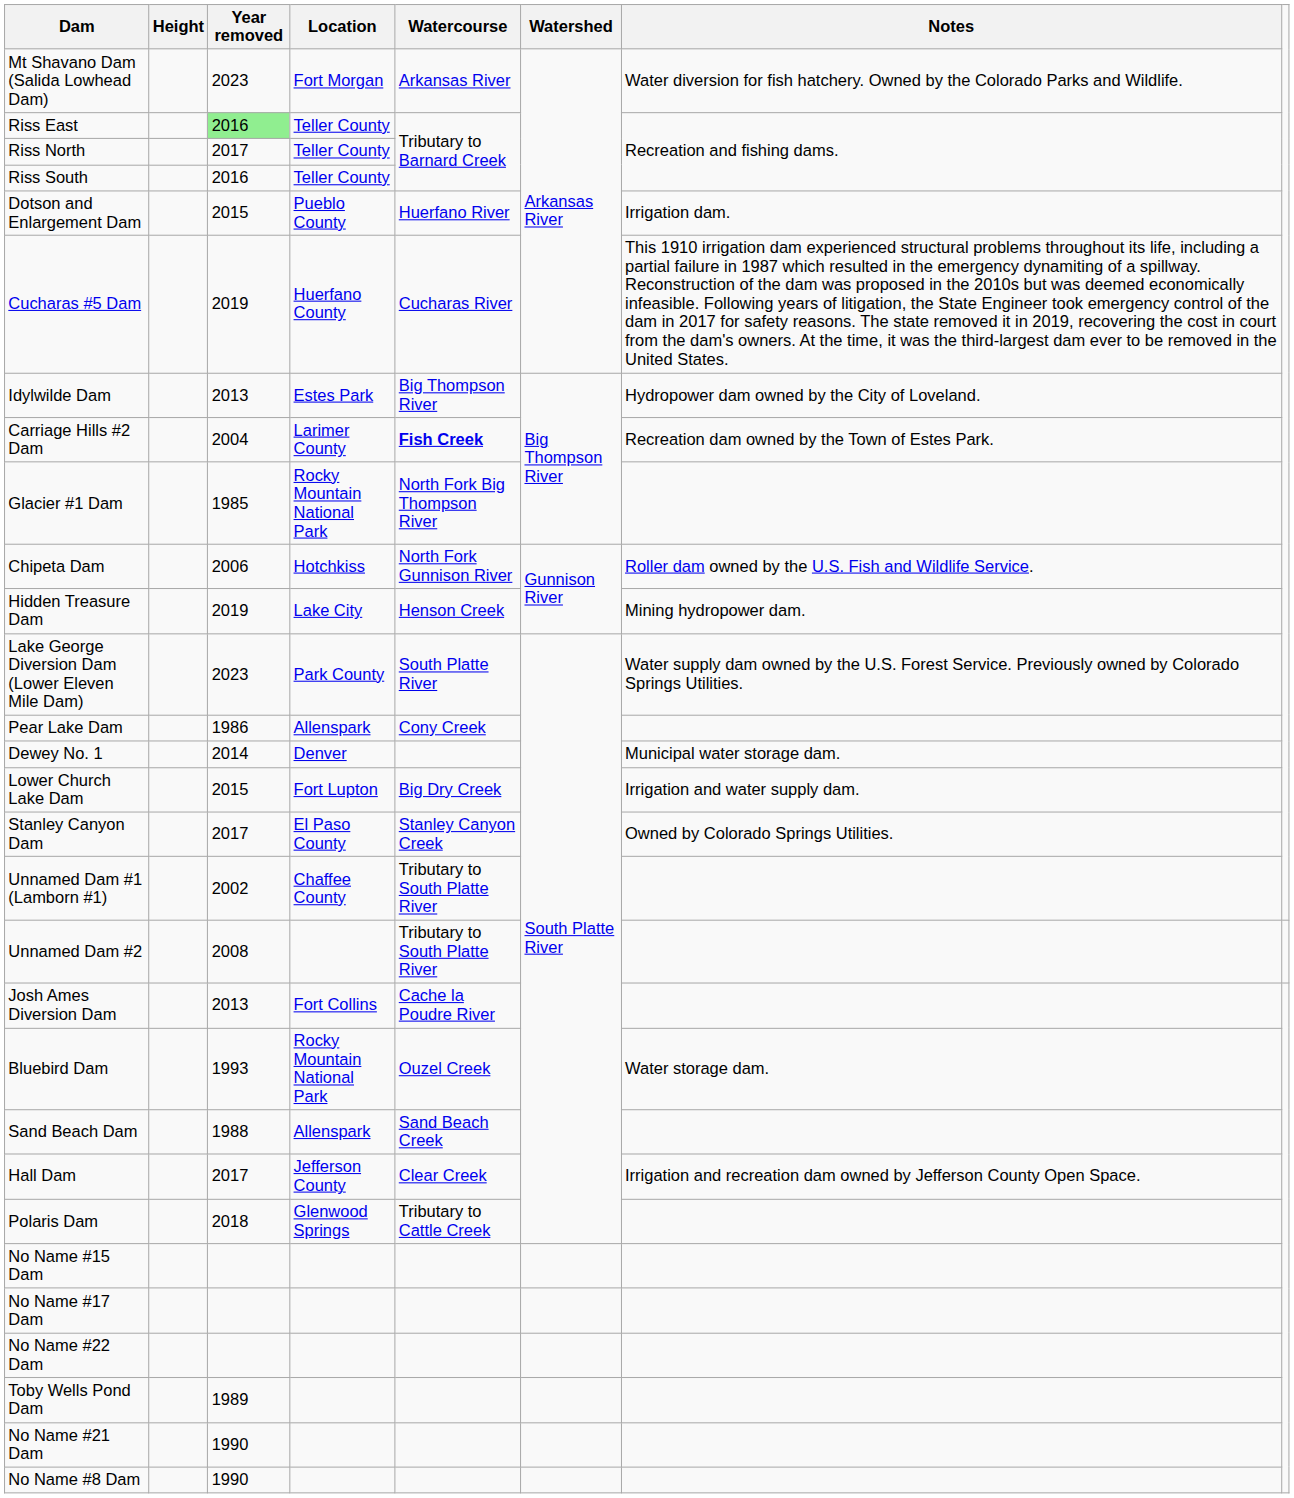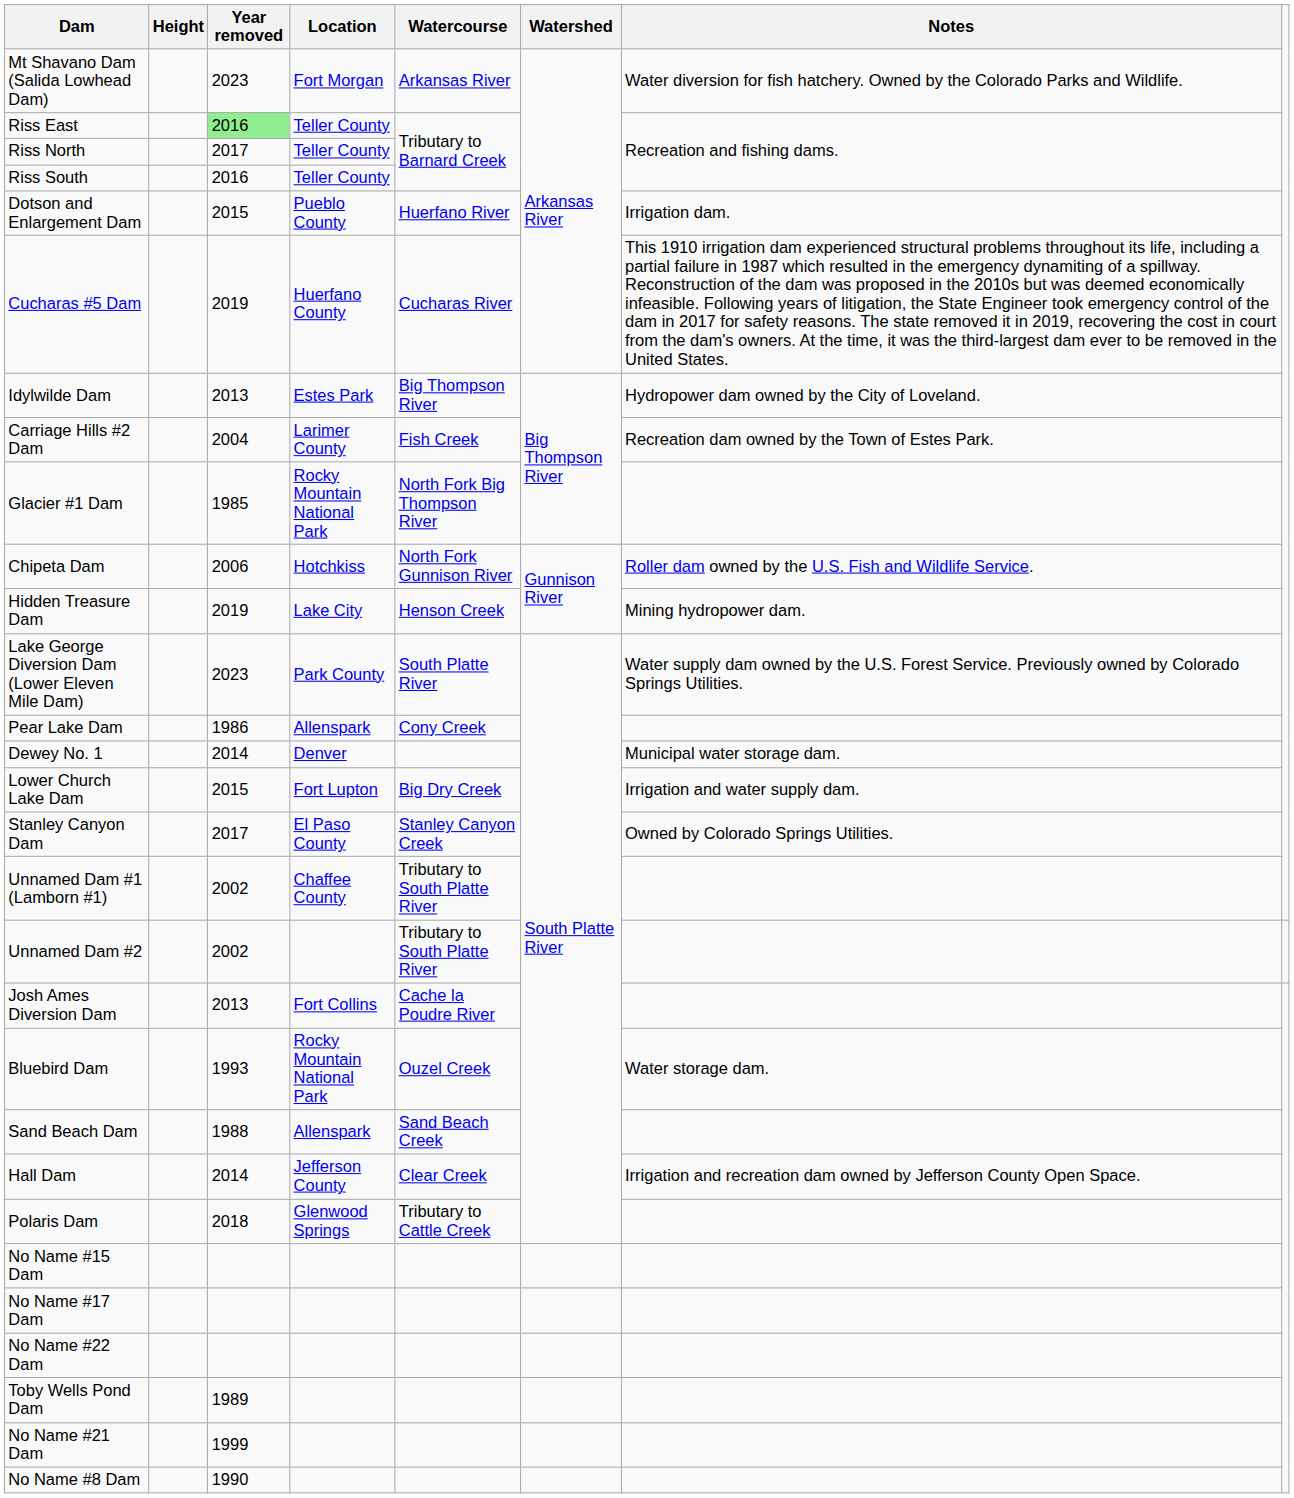(441, 439) bold -> (439, 439) normal
(230, 951) 2008 -> (230, 951) 2002
(230, 1176) 2017 -> (230, 1176) 2014
(230, 1444) 1990 -> (230, 1444) 1999
